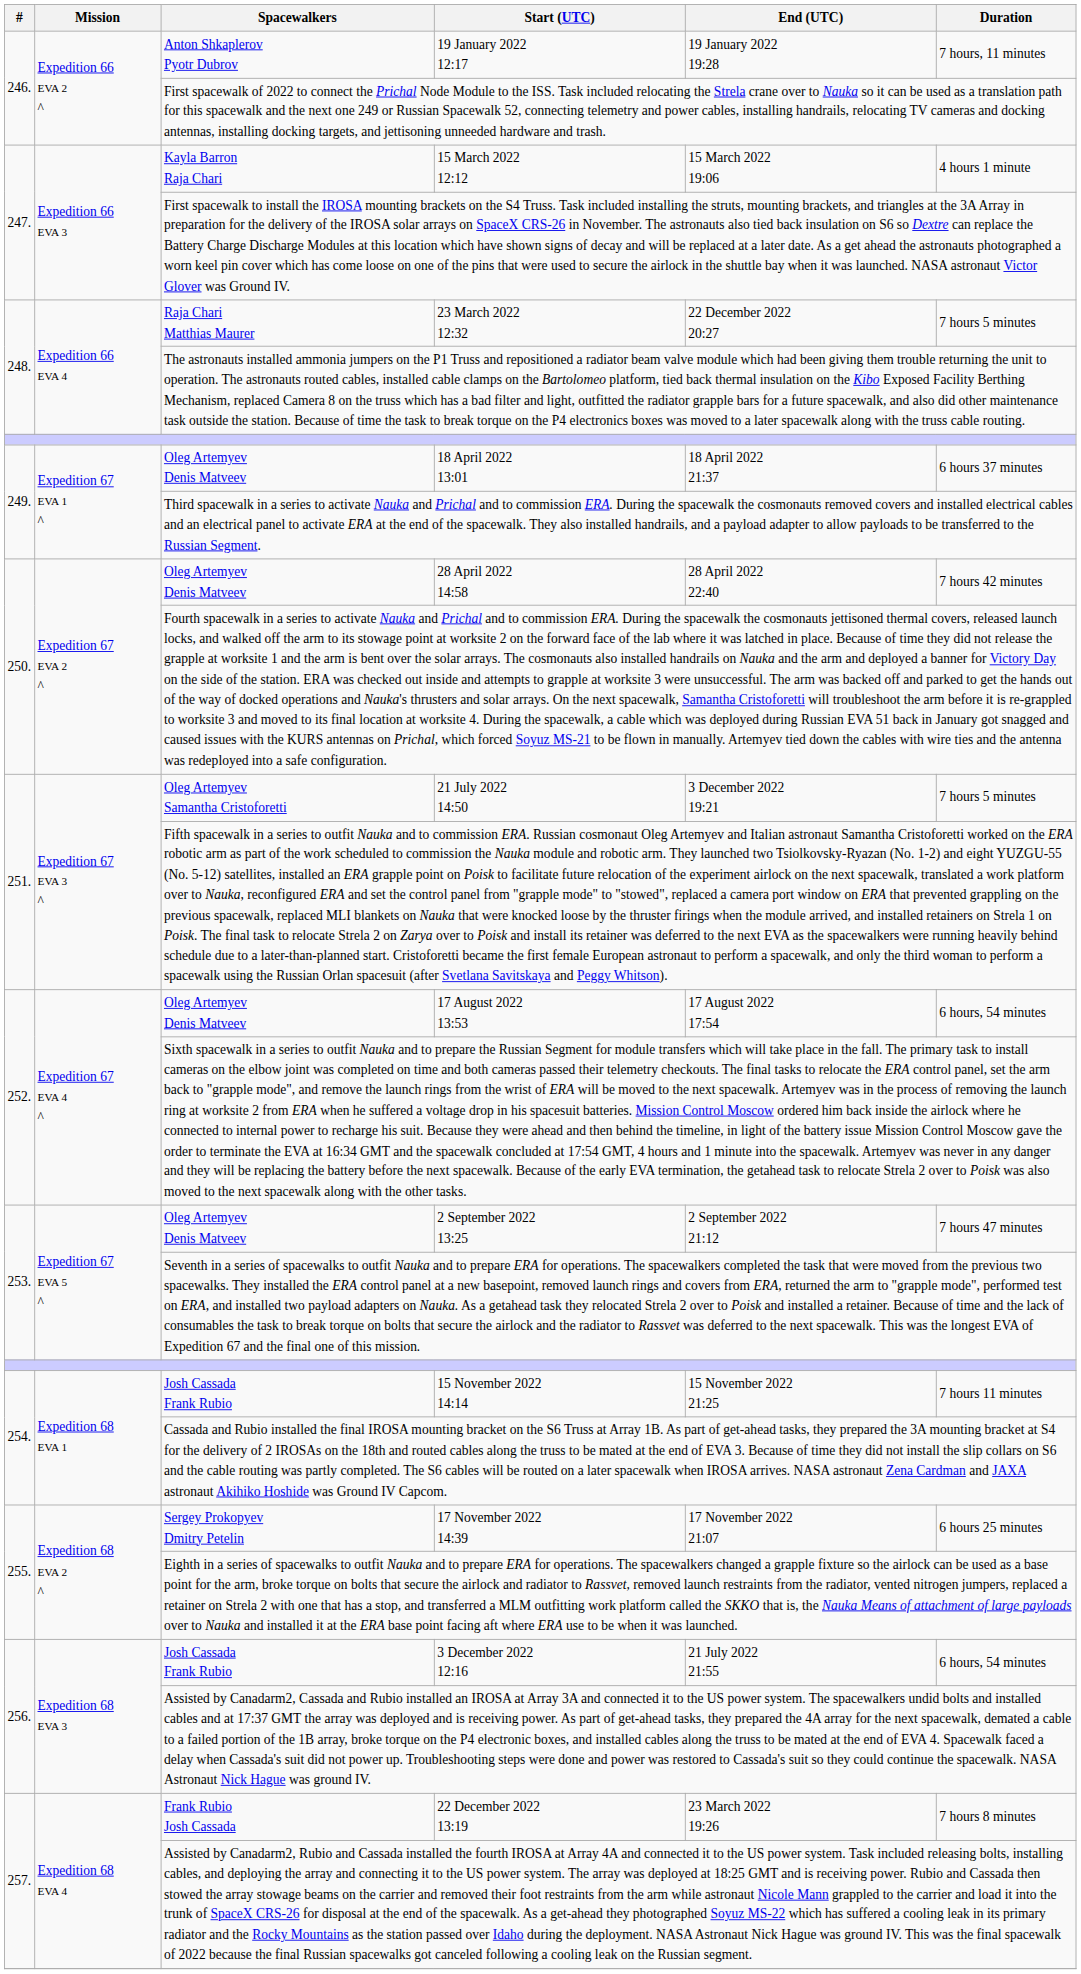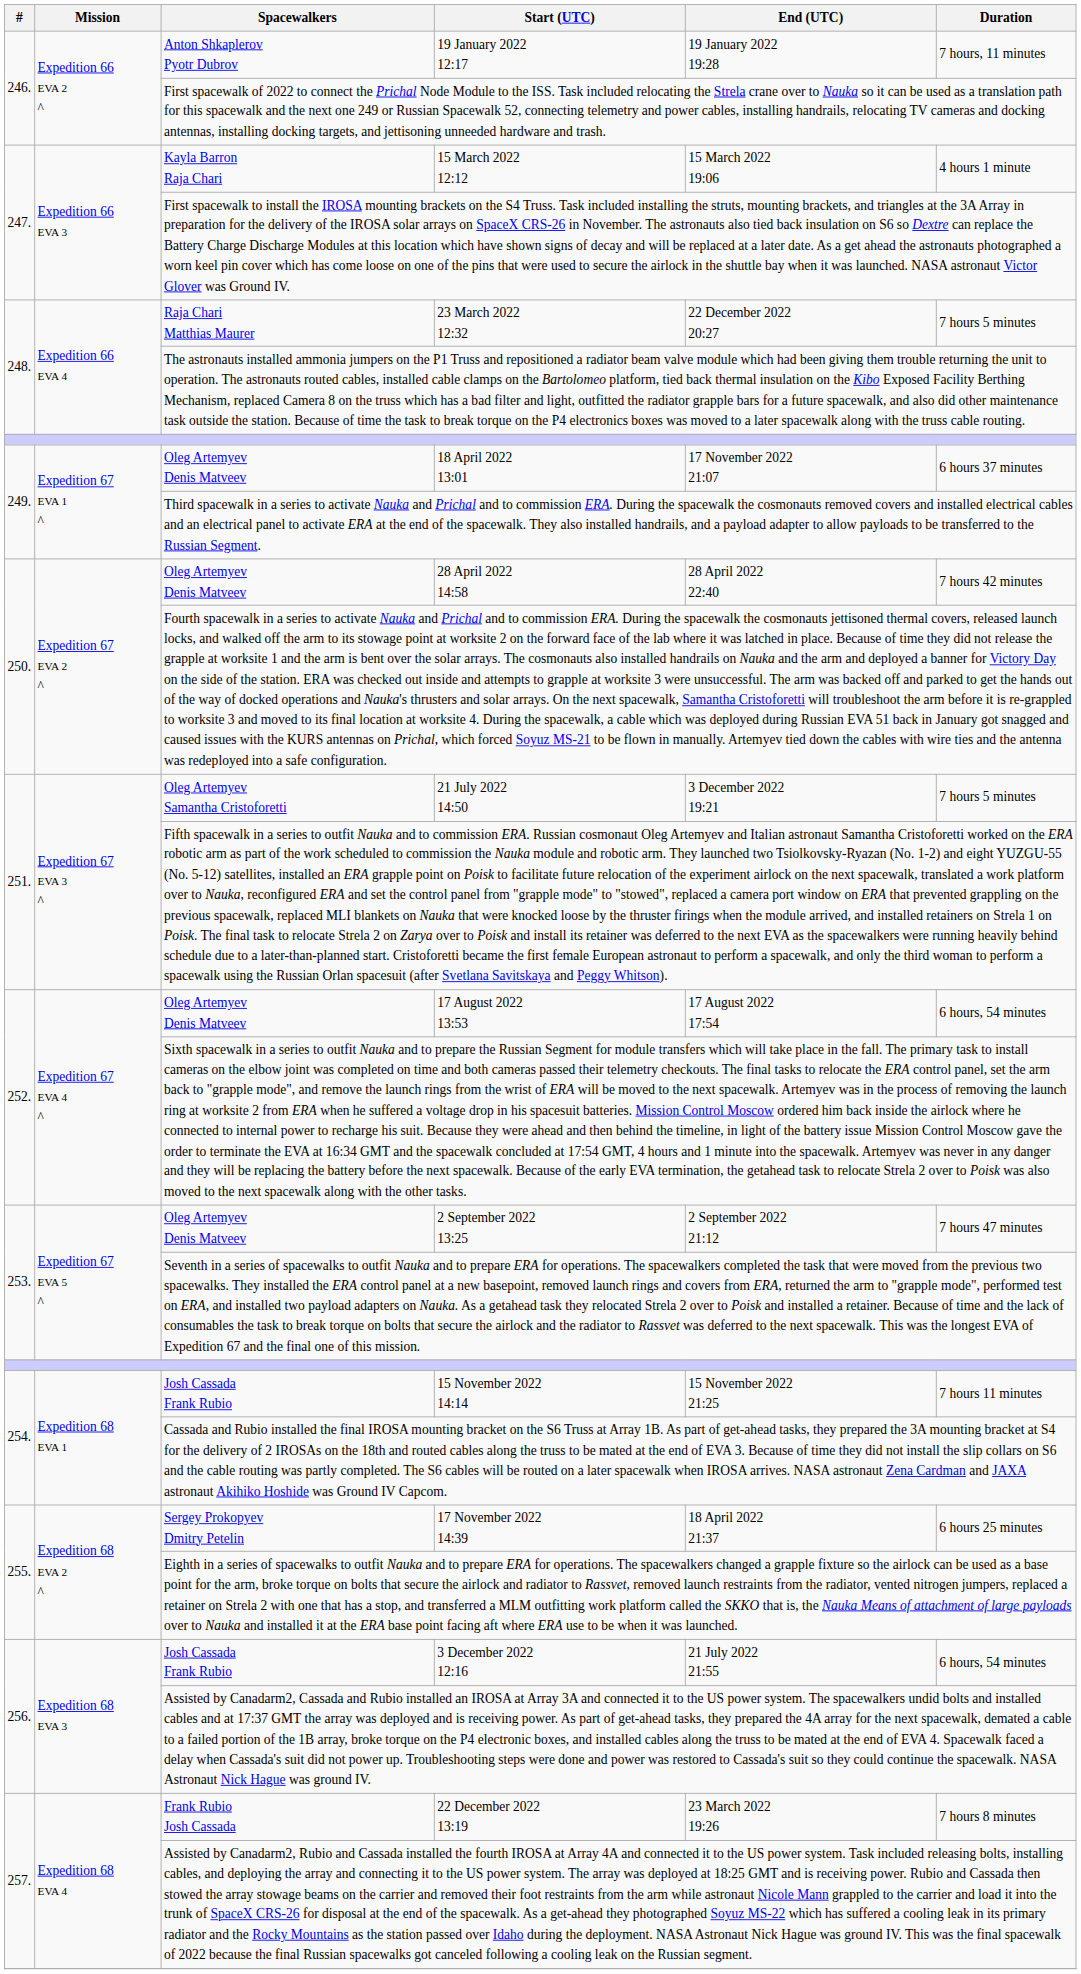(726, 467) 18 April 2022 21:37 -> (740, 467) 17 November 2022 21:07
(740, 1528) 17 November 2022 21:07 -> (726, 1528) 18 April 2022 21:37
